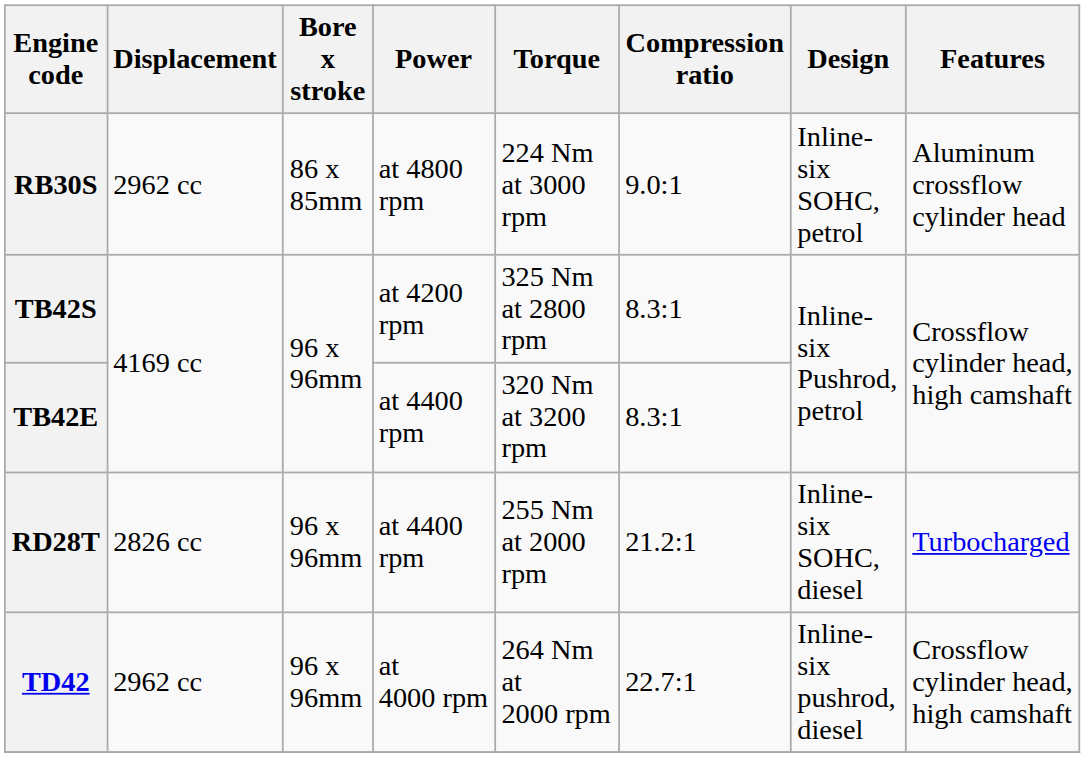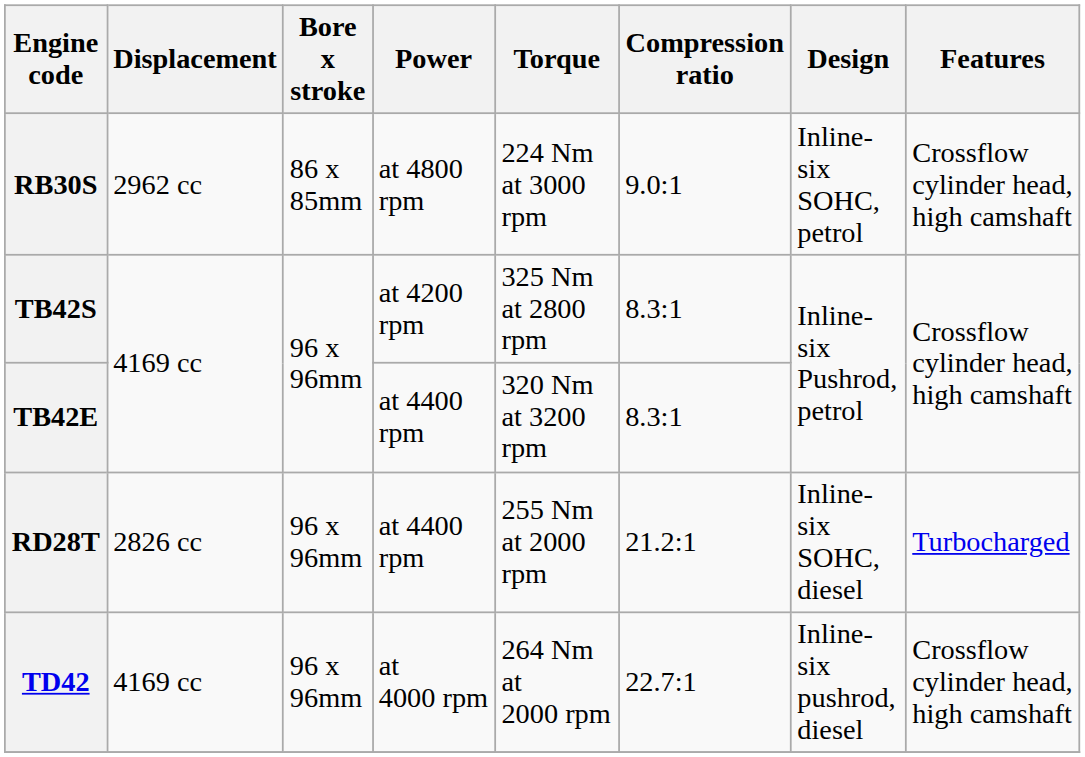(989, 183) Aluminum crossflow cylinder head -> (992, 183) Crossflow cylinder head, high camshaft
(158, 681) 2962 cc -> (158, 681) 4169 cc
